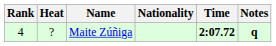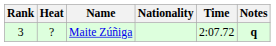(21, 32) 4 -> (21, 32) 3
(217, 32) bold -> (217, 32) normal
